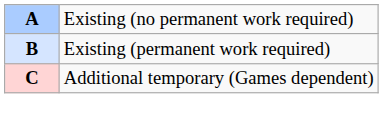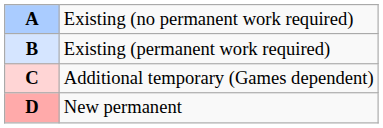+ row: (32, 107)
